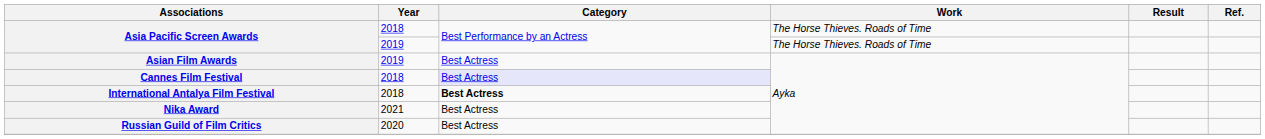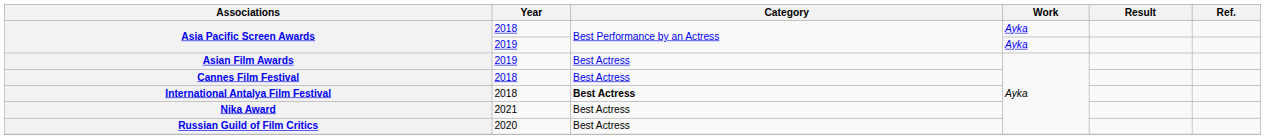(852, 28) The Horse Thieves. Roads of Time -> (1016, 28) Ayka
(852, 45) The Horse Thieves. Roads of Time -> (1016, 45) Ayka
(470, 77) lavender background -> (602, 77) no background
